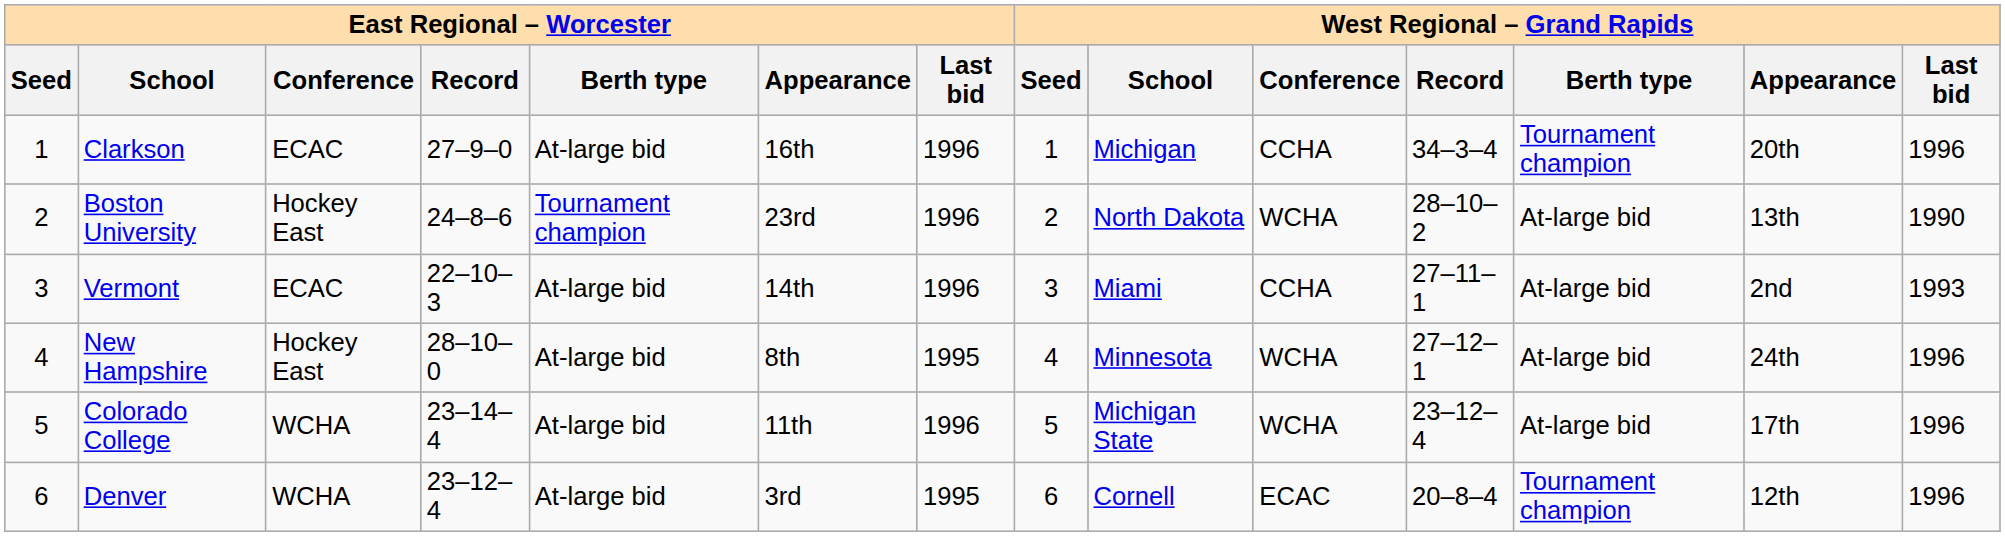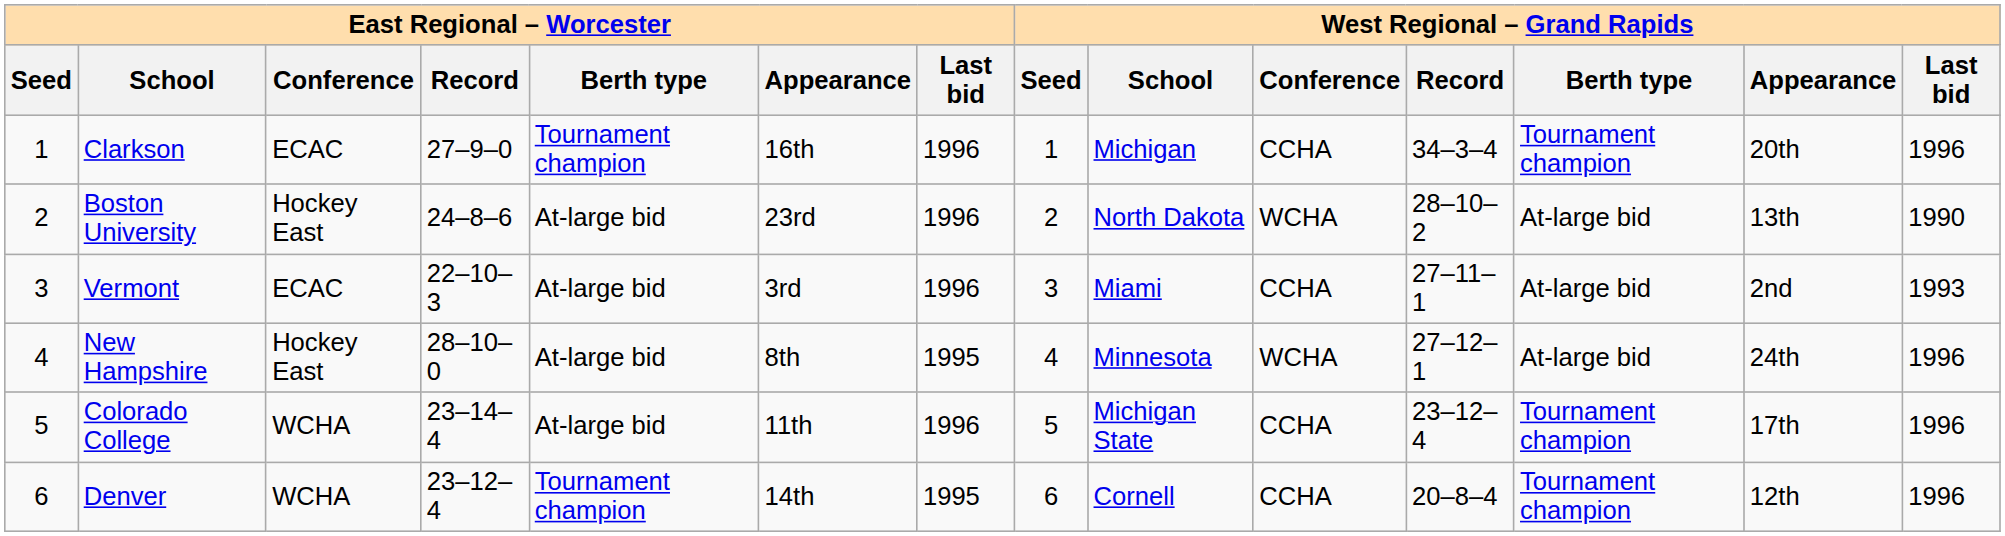(600, 149) At-large bid -> (602, 149) Tournament champion
(602, 218) Tournament champion -> (600, 218) At-large bid
(789, 288) 14th -> (783, 288) 3rd
(1298, 426) WCHA -> (1296, 426) CCHA
(1585, 426) At-large bid -> (1588, 426) Tournament champion
(600, 496) At-large bid -> (602, 496) Tournament champion
(783, 496) 3rd -> (789, 496) 14th
(1295, 496) ECAC -> (1296, 496) CCHA
